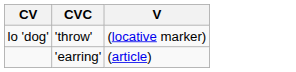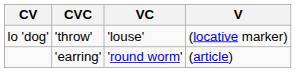+ column: (145, 15)
